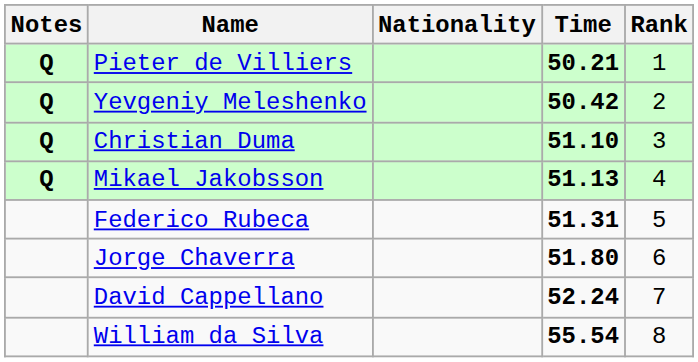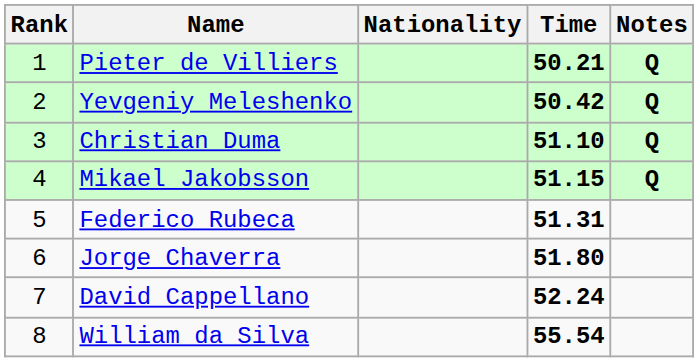columns swapped: (659, 24) <-> (47, 24)
(583, 180) 51.13 -> (569, 180) 51.15
